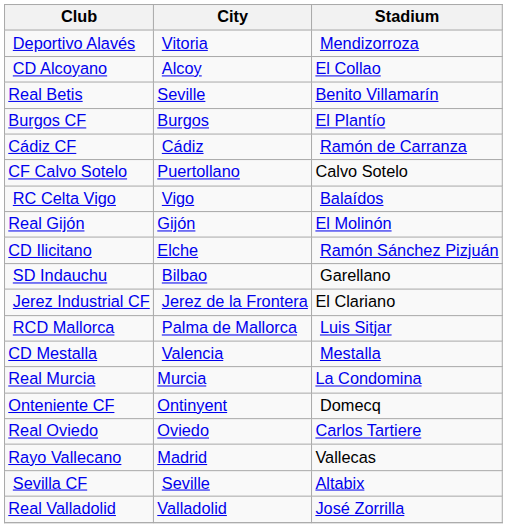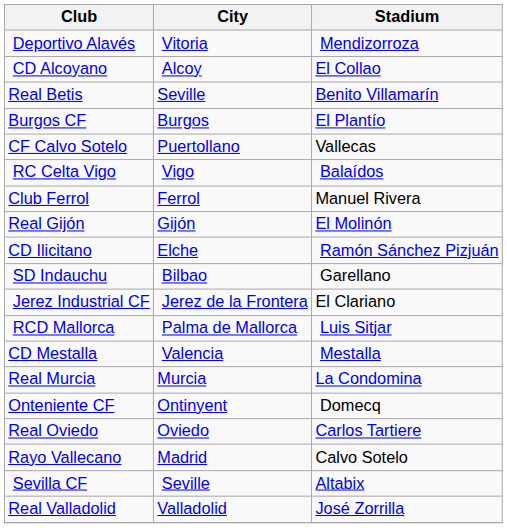- row: (42, 146)
(362, 172) Calvo Sotelo -> (346, 146) Vallecas
+ row: (49, 198)
(346, 457) Vallecas -> (362, 457) Calvo Sotelo
